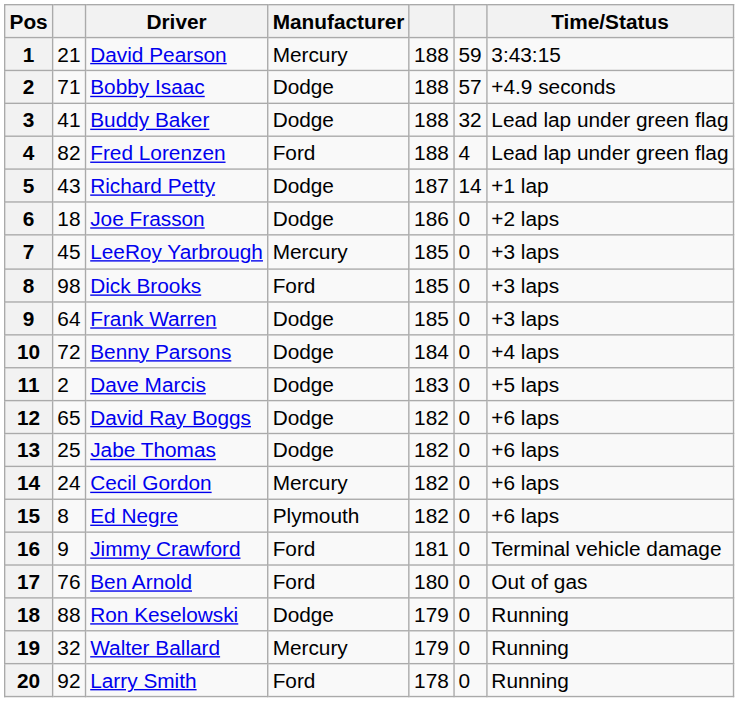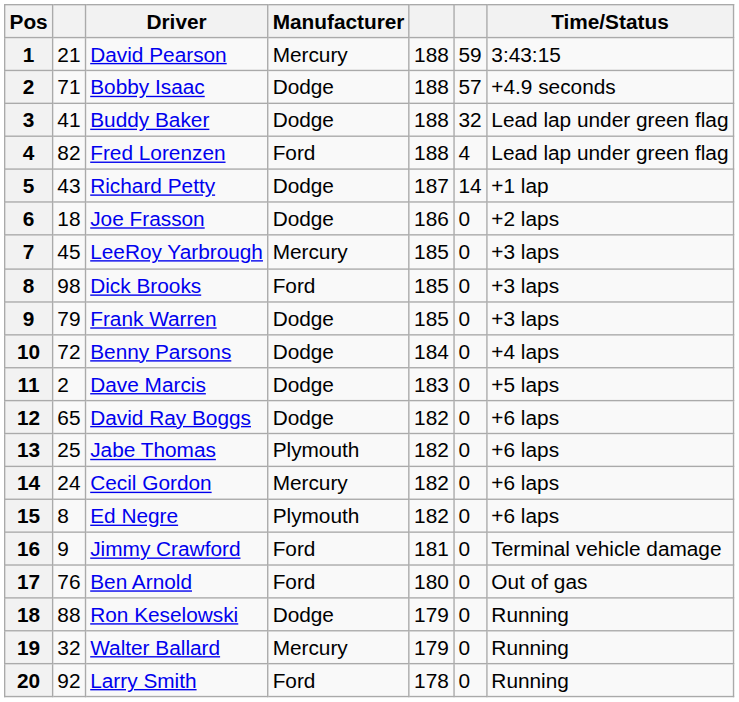(69, 318) 64 -> (69, 318) 79
(303, 450) Dodge -> (316, 450) Plymouth
